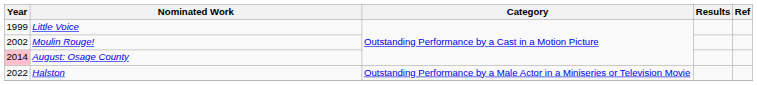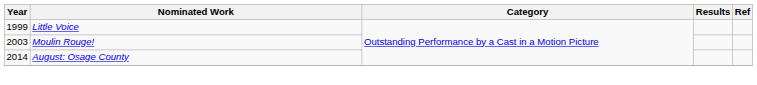(17, 42) 2002 -> (17, 42) 2003
(17, 57) pink background -> (17, 57) no background
- row: (49, 73)
